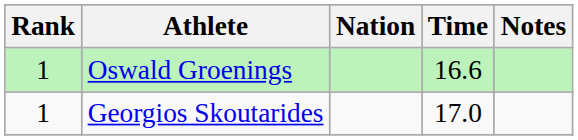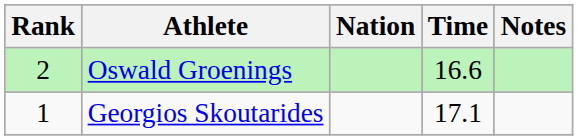(43, 69) 1 -> (43, 69) 2
(458, 112) 17.0 -> (458, 112) 17.1
